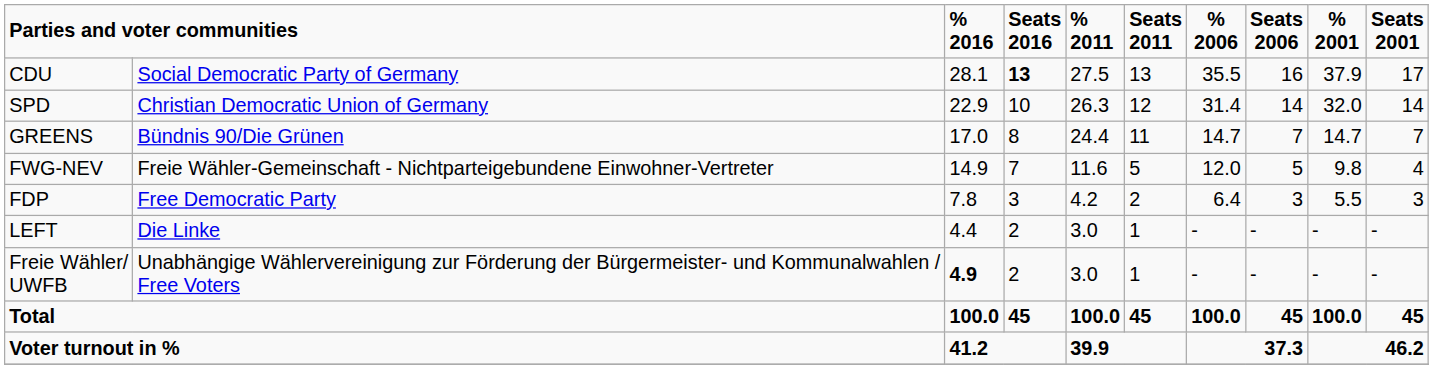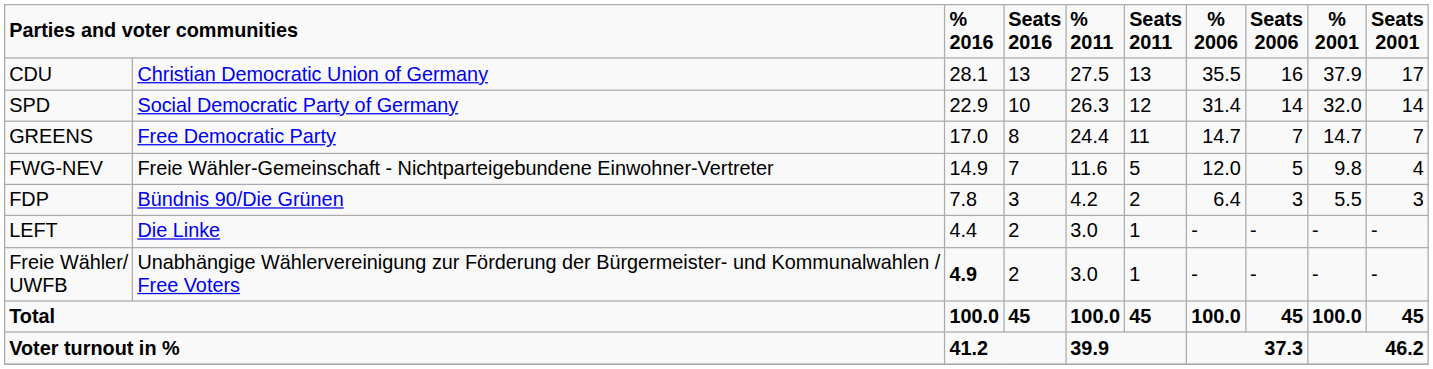(298, 74) Social Democratic Party of Germany -> (313, 74) Christian Democratic Union of Germany
(1019, 74) bold -> (1019, 74) normal
(313, 105) Christian Democratic Union of Germany -> (298, 105) Social Democratic Party of Germany
(241, 136) Bündnis 90/Die Grünen -> (237, 136) Free Democratic Party
(237, 199) Free Democratic Party -> (241, 199) Bündnis 90/Die Grünen
